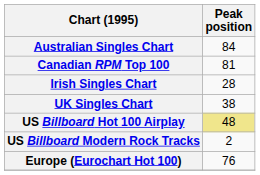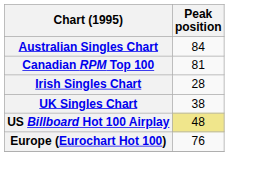- row: (104, 141)
